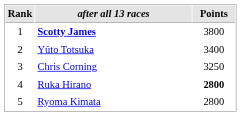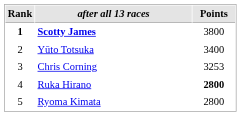(20, 32) normal -> (20, 32) bold
(214, 67) 3250 -> (214, 67) 3253
